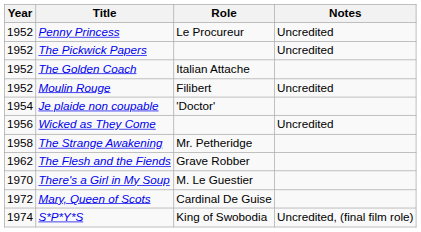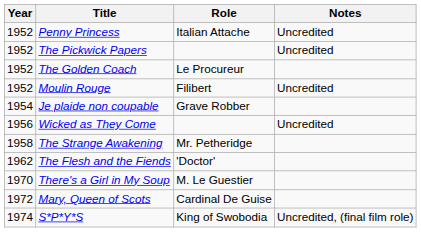(210, 32) Le Procureur -> (213, 32) Italian Attache
(213, 69) Italian Attache -> (210, 69) Le Procureur
(196, 106) 'Doctor' -> (213, 106) Grave Robber
(213, 161) Grave Robber -> (196, 161) 'Doctor'
